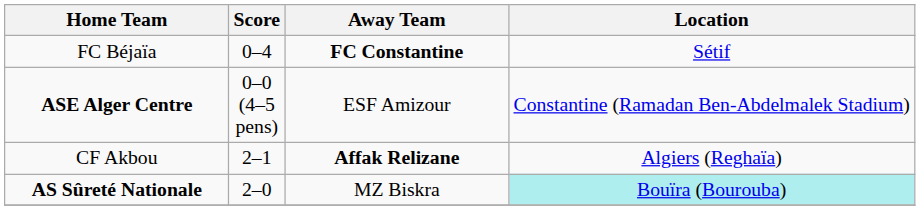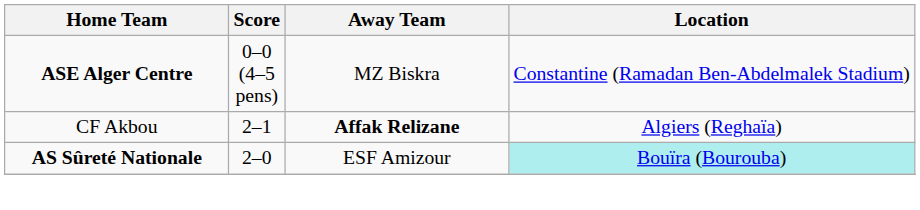- row: (117, 51)
(397, 104) ESF Amizour -> (397, 73) MZ Biskra
(397, 189) MZ Biskra -> (397, 158) ESF Amizour
